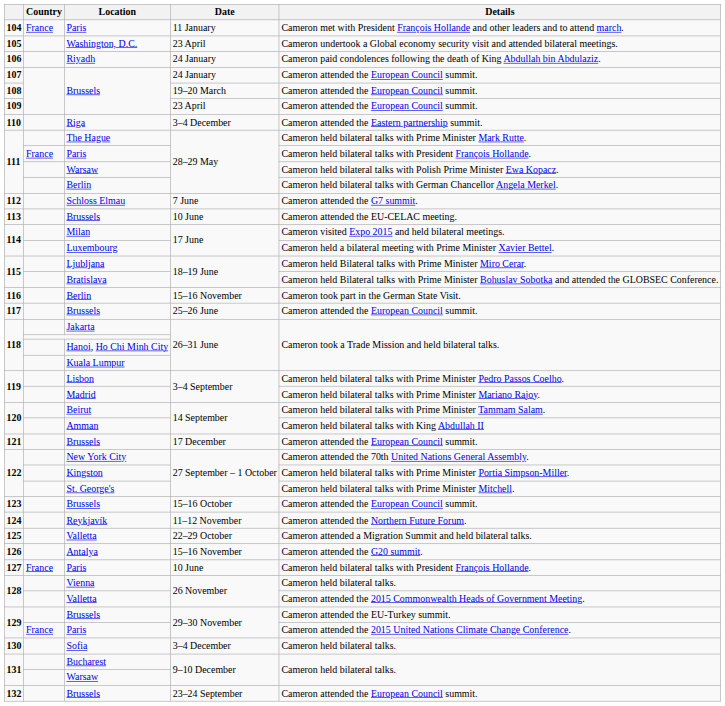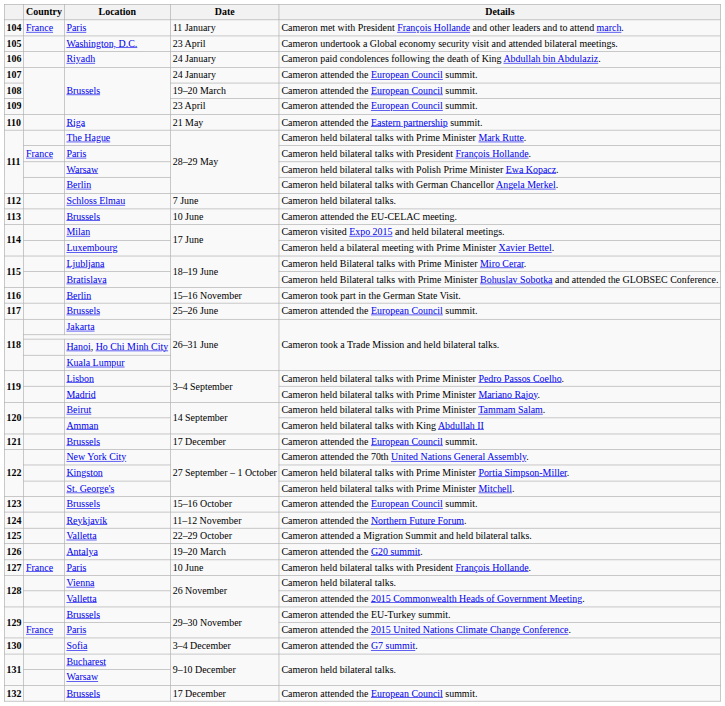(202, 122) 3–4 December -> (188, 122) 21 May
(350, 201) Cameron attended the G7 summit. -> (339, 201) Cameron held bilateral talks.
(207, 551) 15–16 November -> (199, 551) 19–20 March
(339, 646) Cameron held bilateral talks. -> (350, 646) Cameron attended the G7 summit.
(208, 693) 23–24 September -> (199, 693) 17 December
